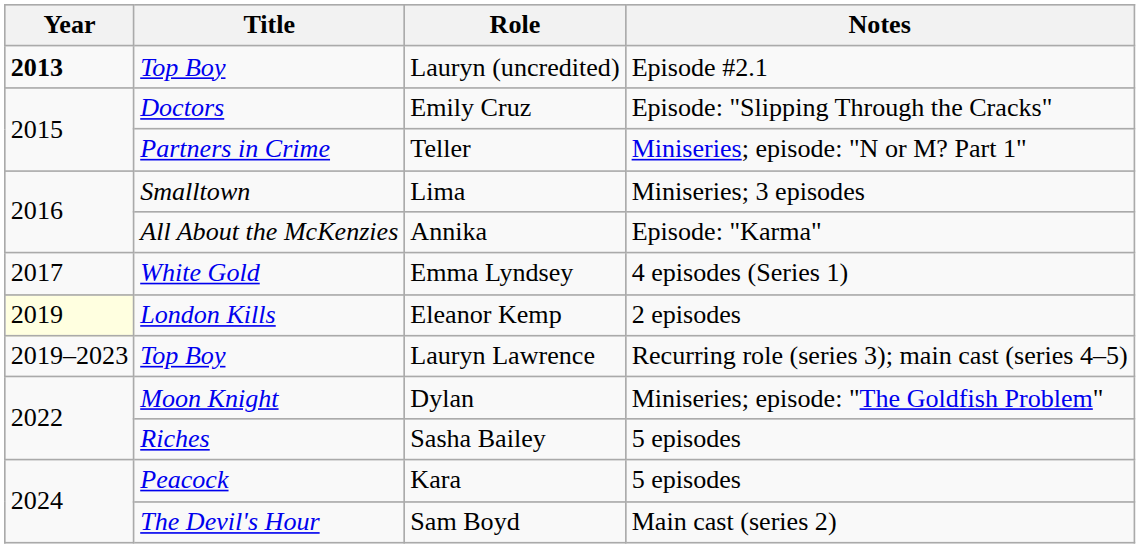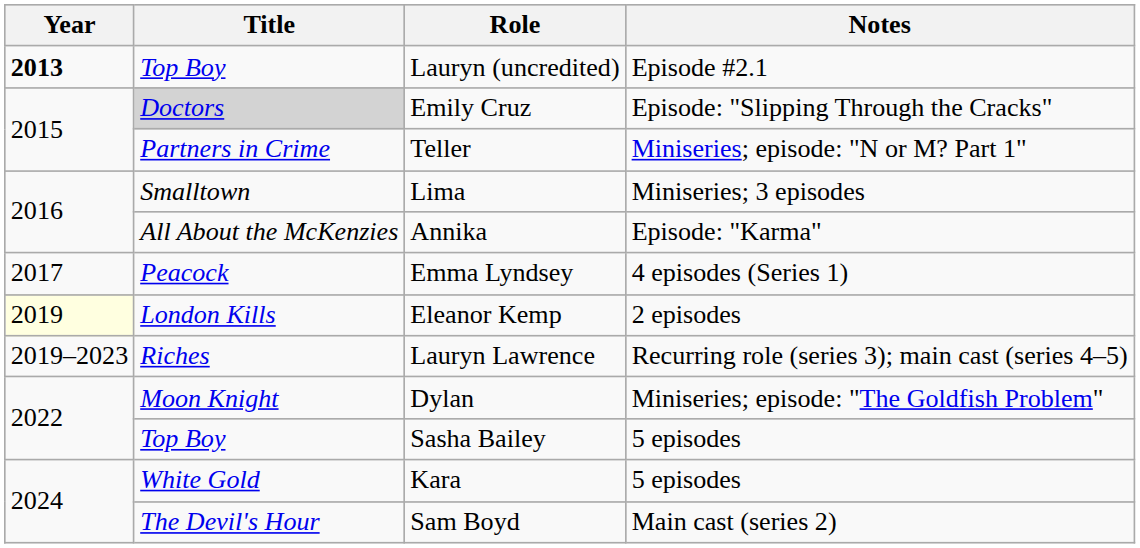(182, 107) no background -> (182, 107) lightgrey background
(200, 273) White Gold -> (184, 273) Peacock
(183, 356) Top Boy -> (175, 356) Riches
(175, 438) Riches -> (183, 438) Top Boy
(184, 480) Peacock -> (200, 480) White Gold
